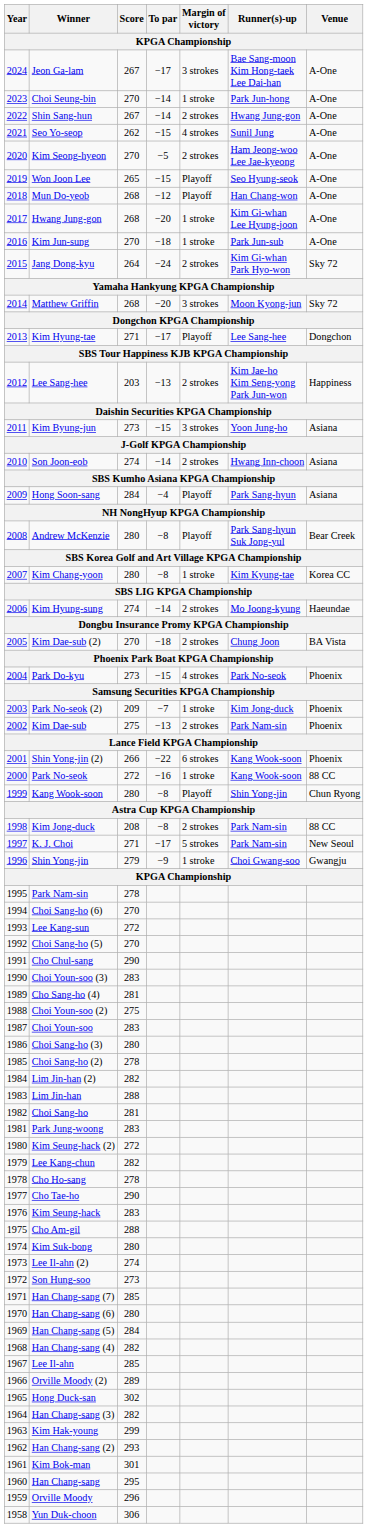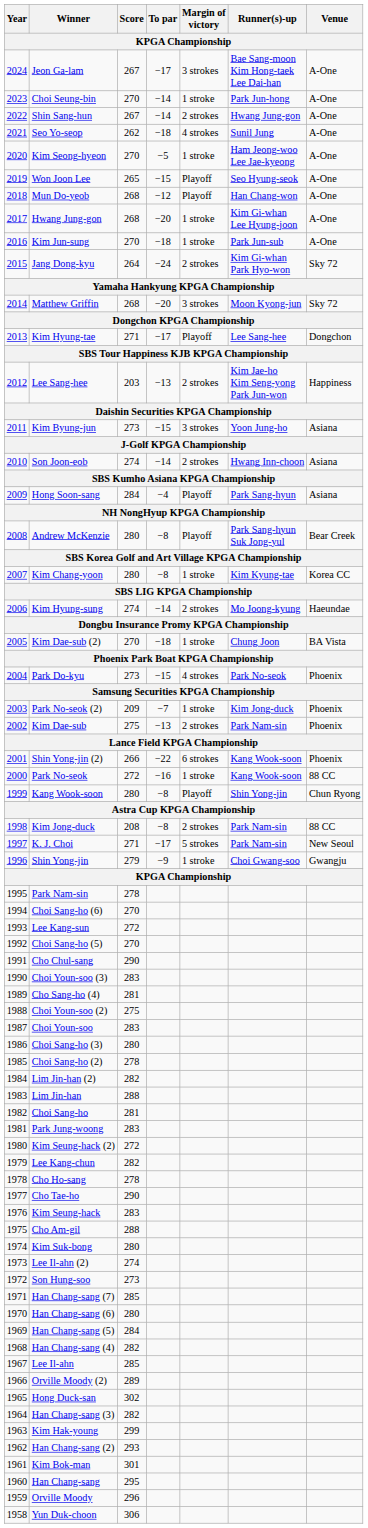(163, 133) −15 -> (163, 133) −18
(200, 156) 2 strokes -> (198, 156) 1 stroke
(200, 642) 2 strokes -> (198, 642) 1 stroke
